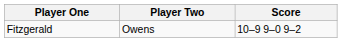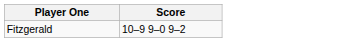- column: (177, 12)
